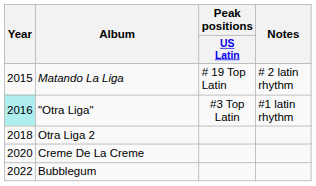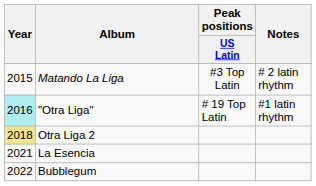(224, 79) # 19 Top Latin -> (227, 79) #3 Top Latin
(227, 110) #3 Top Latin -> (224, 110) # 19 Top Latin
(20, 135) no background -> (20, 135) khaki background
- row: (91, 153)
+ row: (66, 153)
